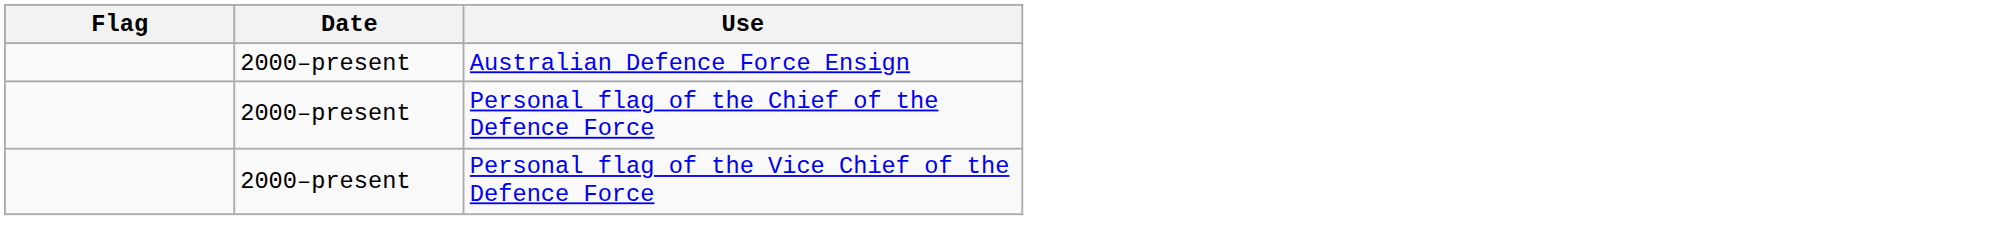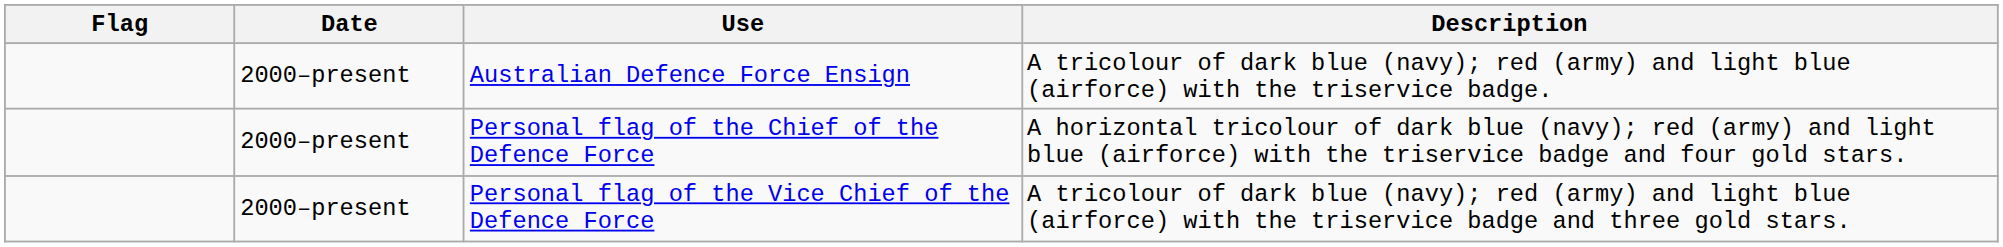+ column: (1509, 24)
